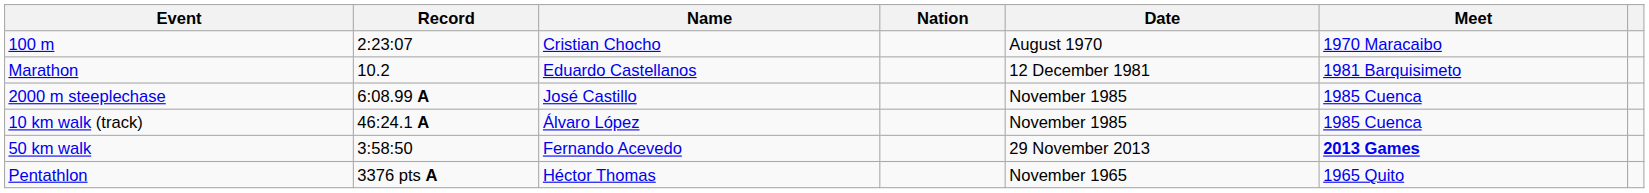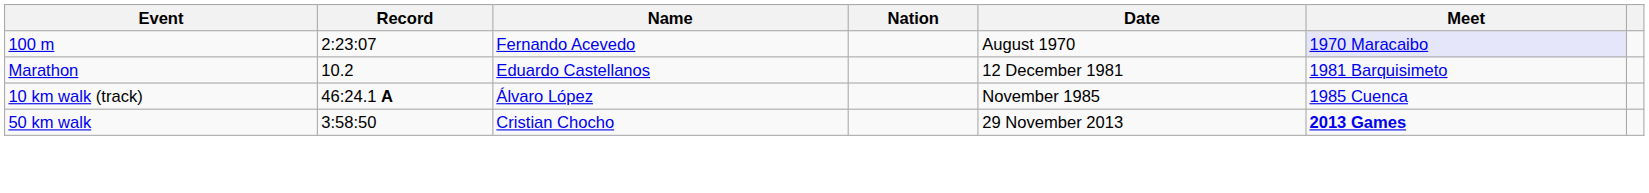(602, 44) Cristian Chocho -> (566, 44) Fernando Acevedo
(1383, 44) no background -> (1369, 44) lavender background
- row: (87, 97)
(612, 149) Fernando Acevedo -> (555, 123) Cristian Chocho
- row: (48, 175)
